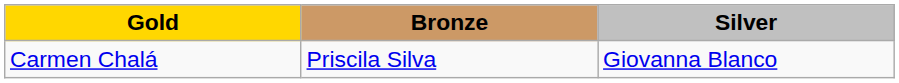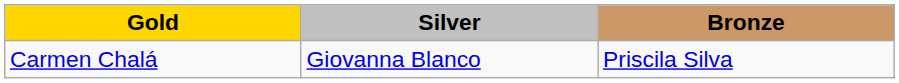columns swapped: (746, 22) <-> (450, 22)
